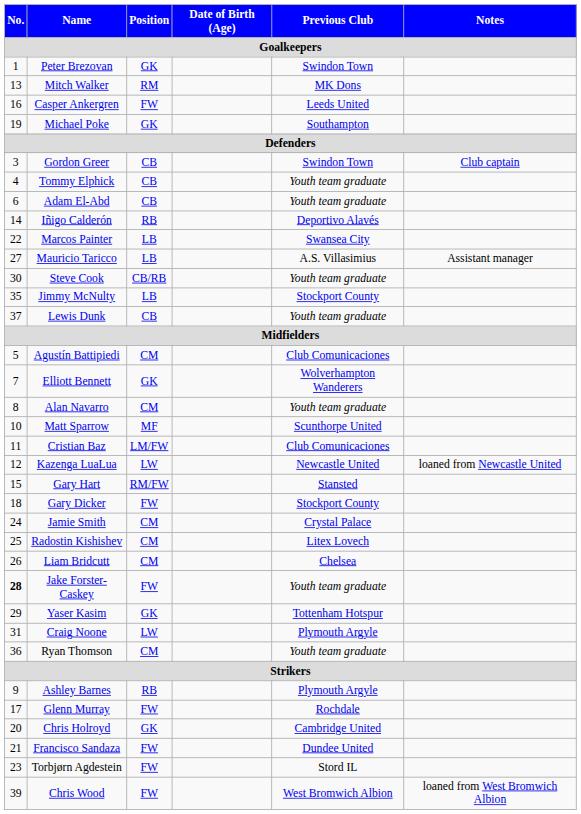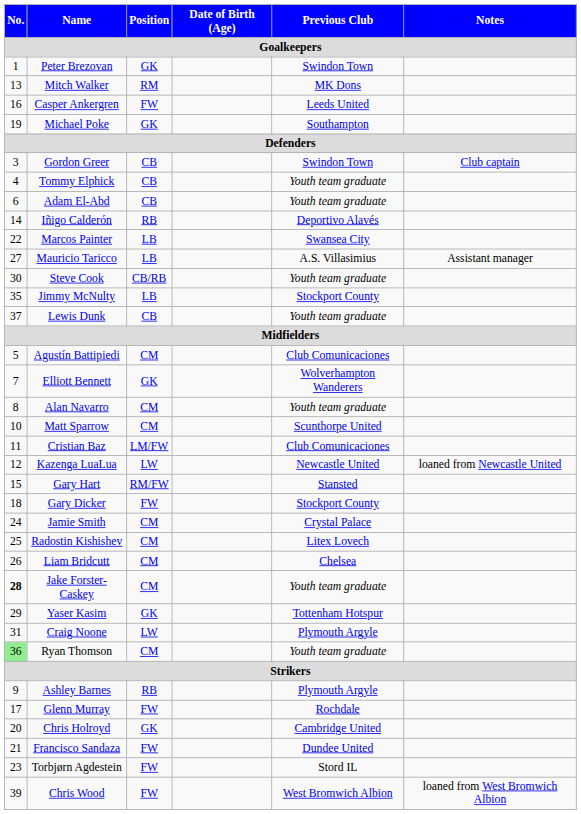(149, 426) MF -> (149, 426) CM
(149, 587) FW -> (149, 587) CM
(16, 652) no background -> (16, 652) lightgreen background
